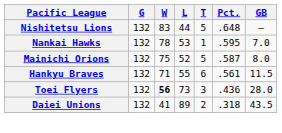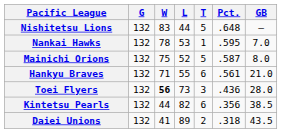(261, 74) 11.5 -> (261, 74) 21.0
+ row: (66, 105)
